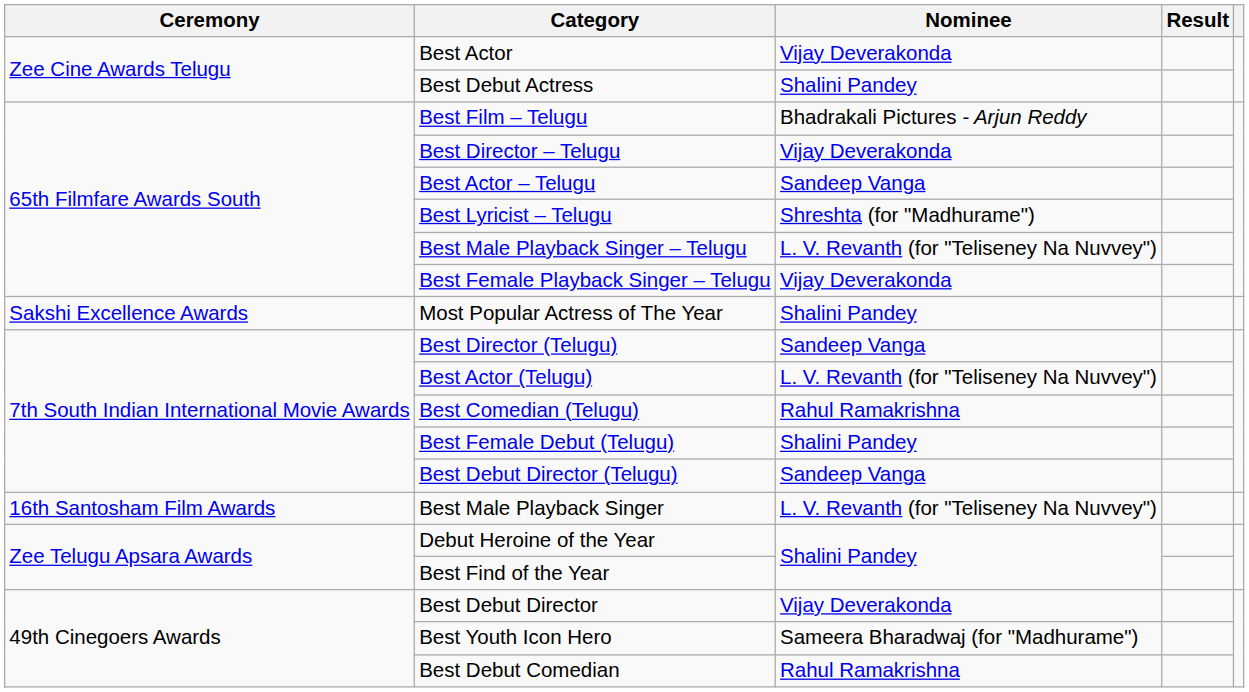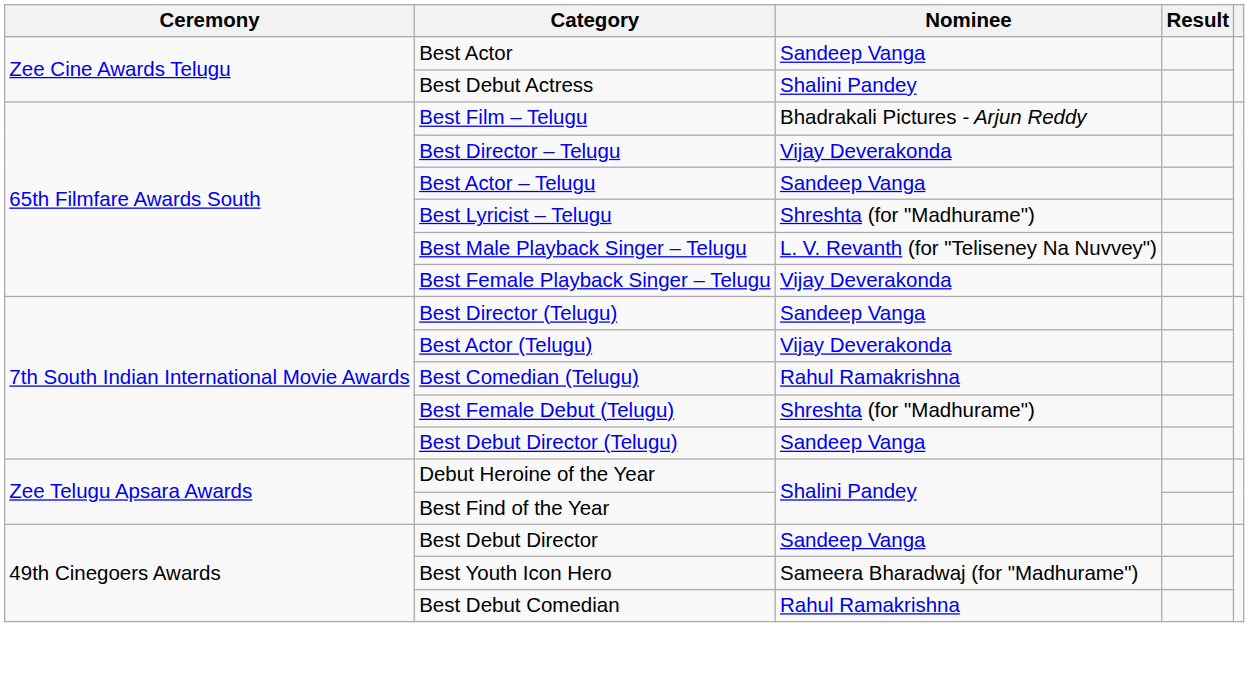(866, 53) Vijay Deverakonda -> (853, 53) Sandeep Vanga
- row: (571, 313)
(968, 378) L. V. Revanth (for "Teliseney Na Nuvvey") -> (866, 345) Vijay Deverakonda
(848, 442) Shalini Pandey -> (907, 410) Shreshta (for "Madhurame")
- row: (542, 507)
(866, 605) Vijay Deverakonda -> (853, 540) Sandeep Vanga
